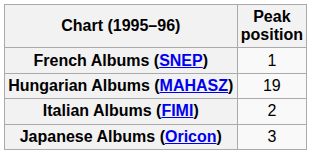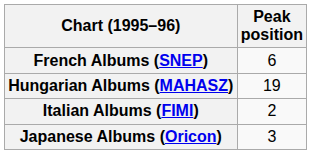(272, 60) 1 -> (272, 60) 6
